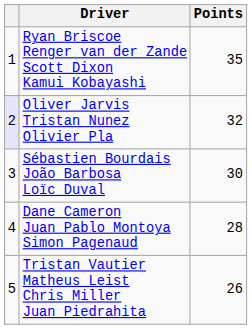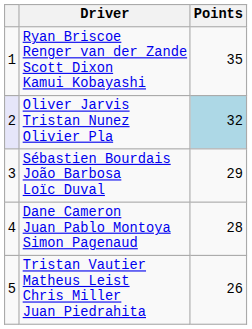(235, 122) no background -> (235, 122) lightblue background
(235, 176) 30 -> (235, 176) 29
